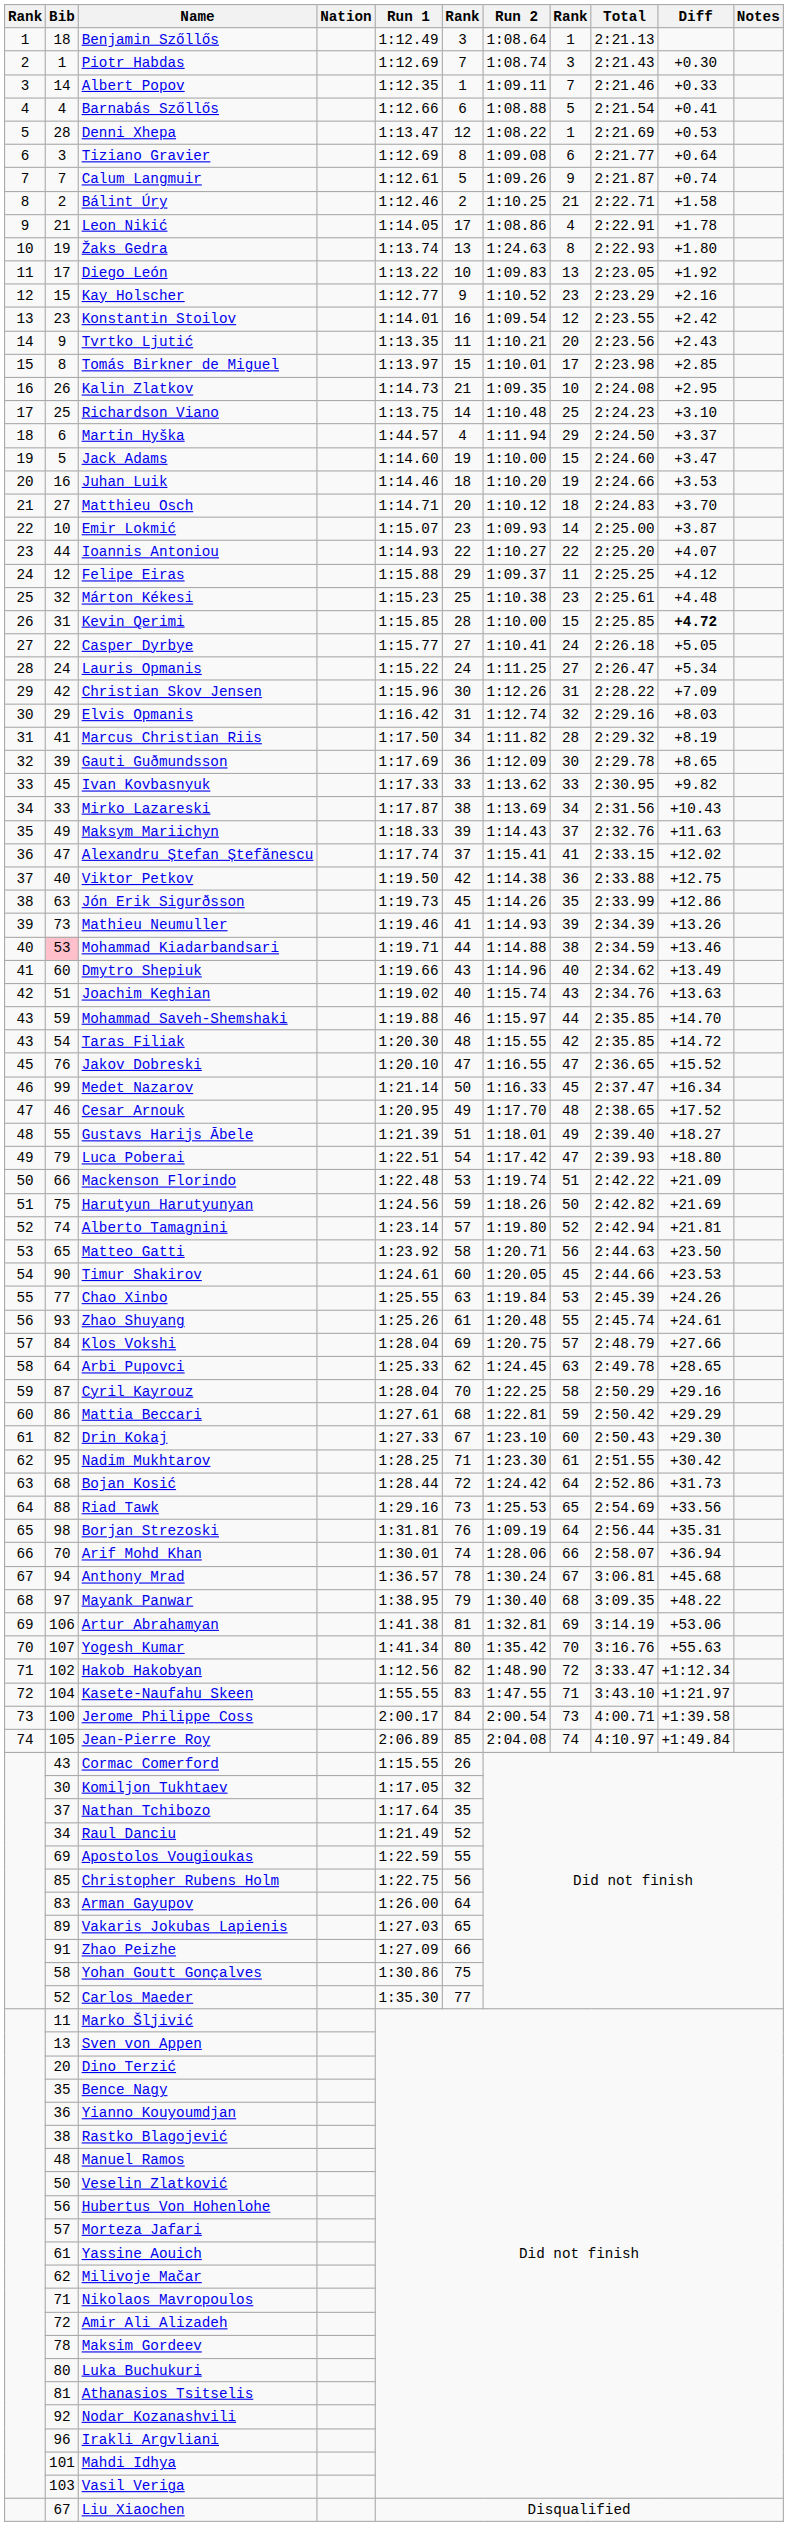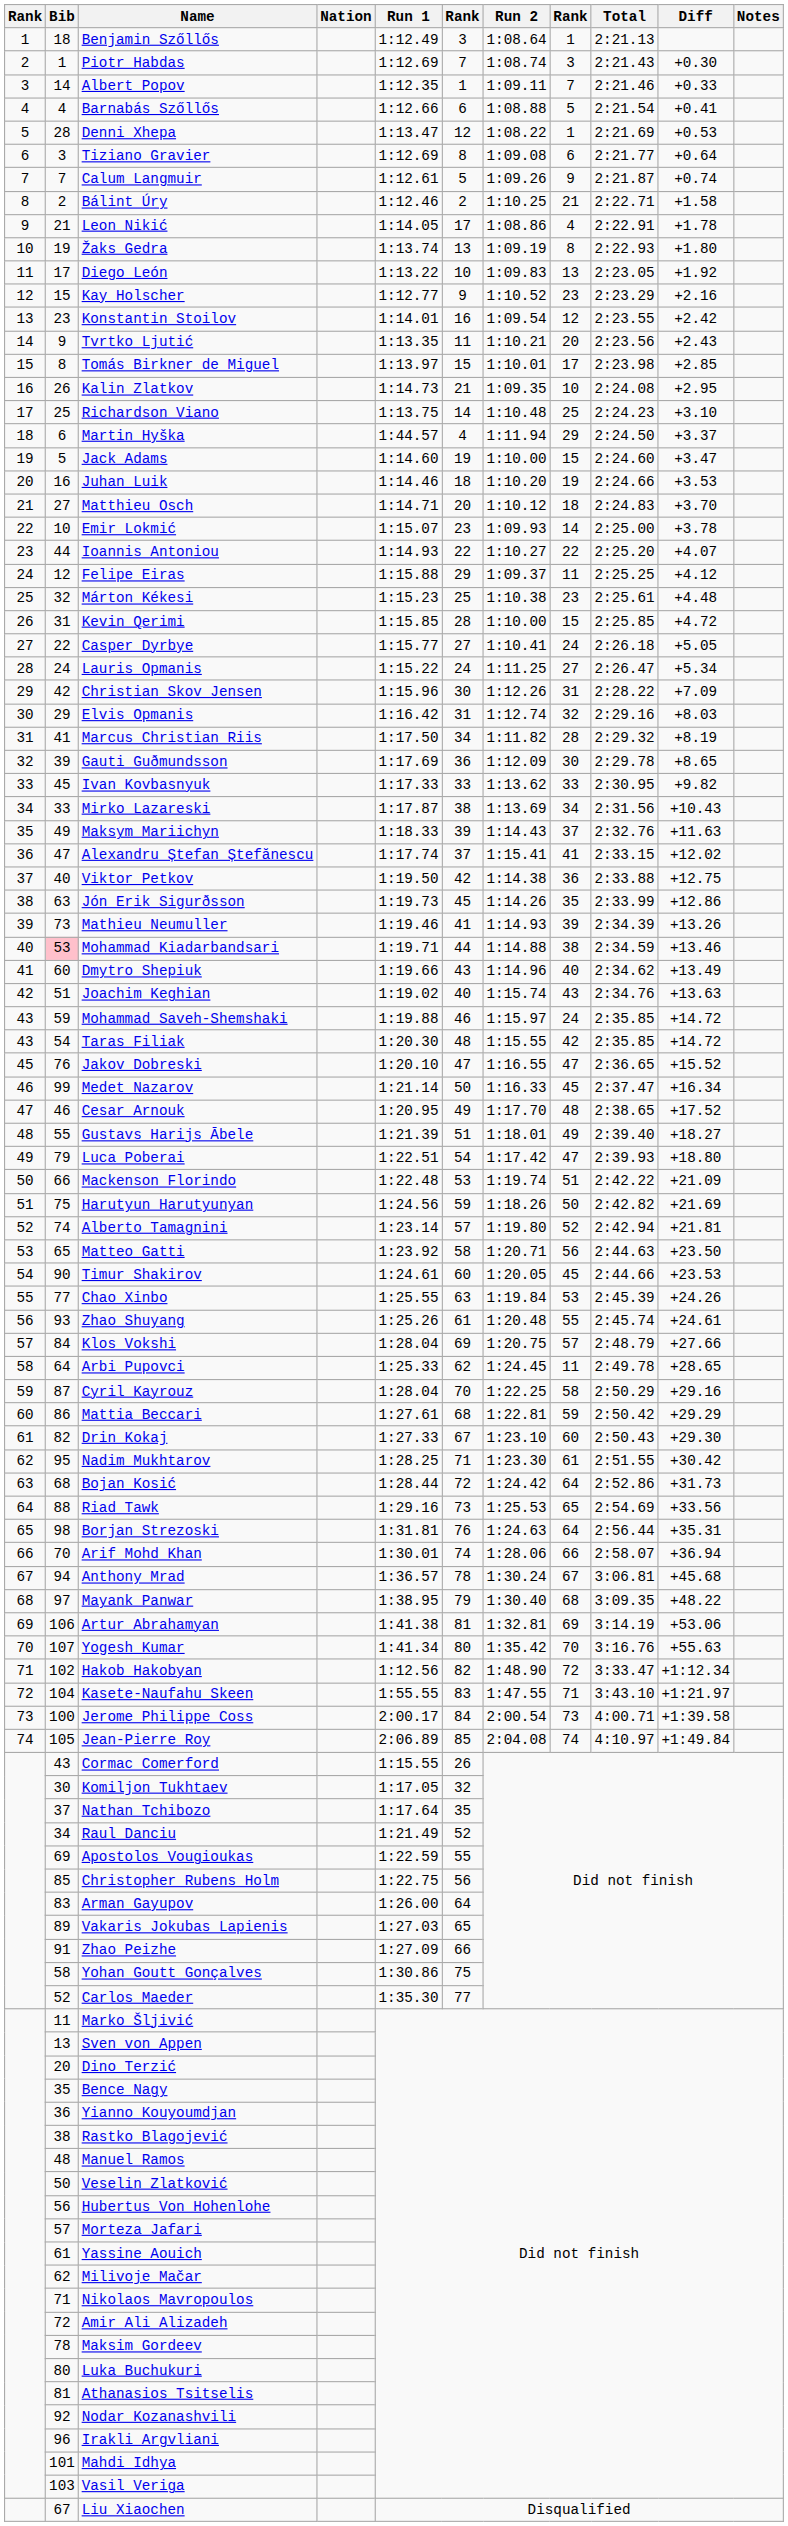(517, 249) 1:24.63 -> (517, 249) 1:09.19
(696, 529) +3.87 -> (696, 529) +3.78
(696, 622) bold -> (696, 622) normal
(571, 1018) 44 -> (571, 1018) 24
(696, 1018) +14.70 -> (696, 1018) +14.72
(571, 1368) 63 -> (571, 1368) 11
(517, 1531) 1:09.19 -> (517, 1531) 1:24.63
